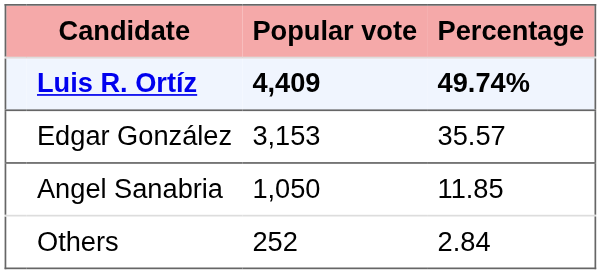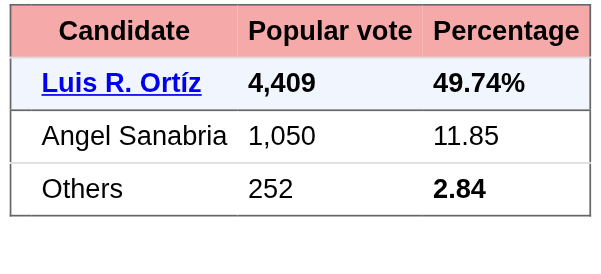- row: (135, 136)
(464, 241) normal -> (460, 188) bold
